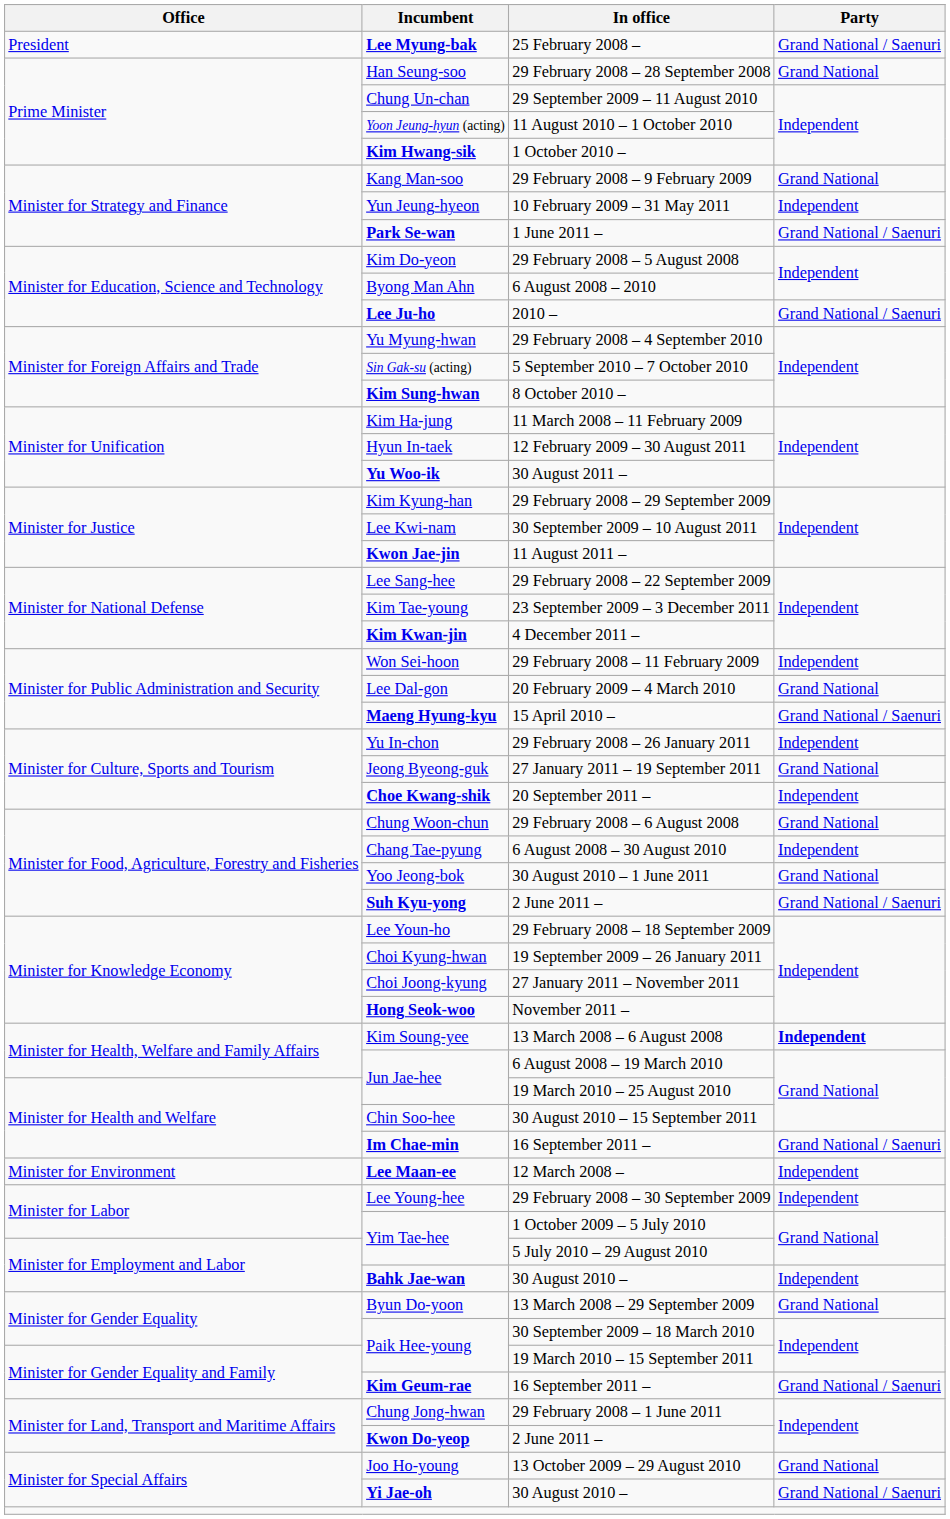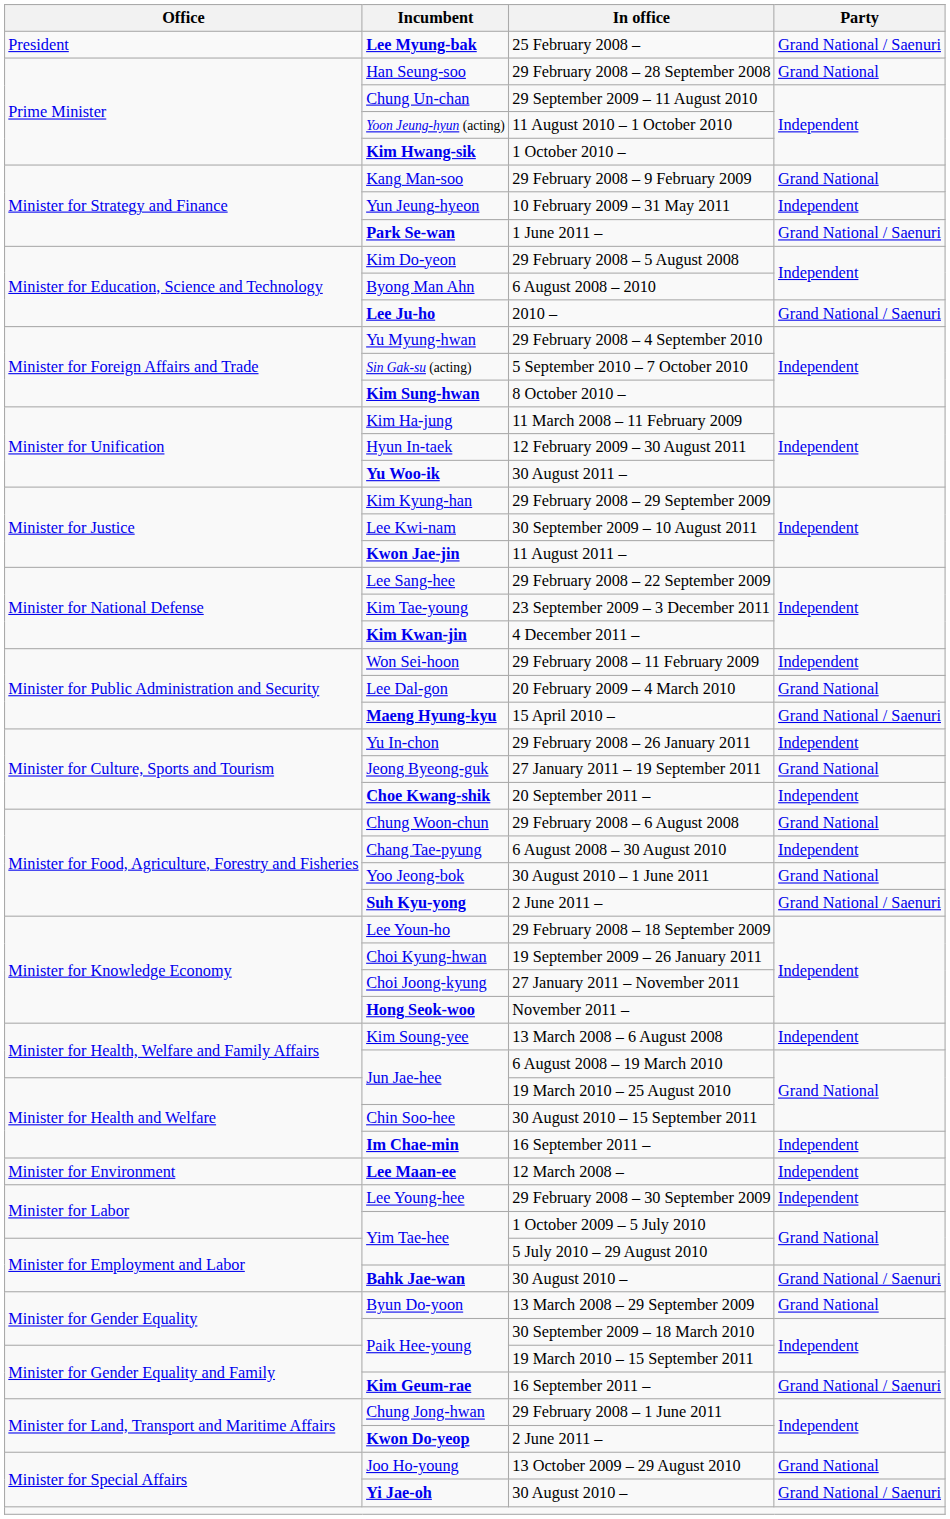(822, 1037) bold -> (818, 1037) normal
(860, 1144) Grand National / Saenuri -> (818, 1144) Independent
(818, 1278) Independent -> (860, 1278) Grand National / Saenuri
